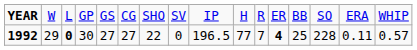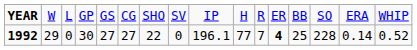(69, 35) bold -> (69, 35) normal
(211, 35) 196.5 -> (211, 35) 196.1
(357, 35) 0.11 -> (357, 35) 0.14
(394, 35) 0.57 -> (394, 35) 0.52
